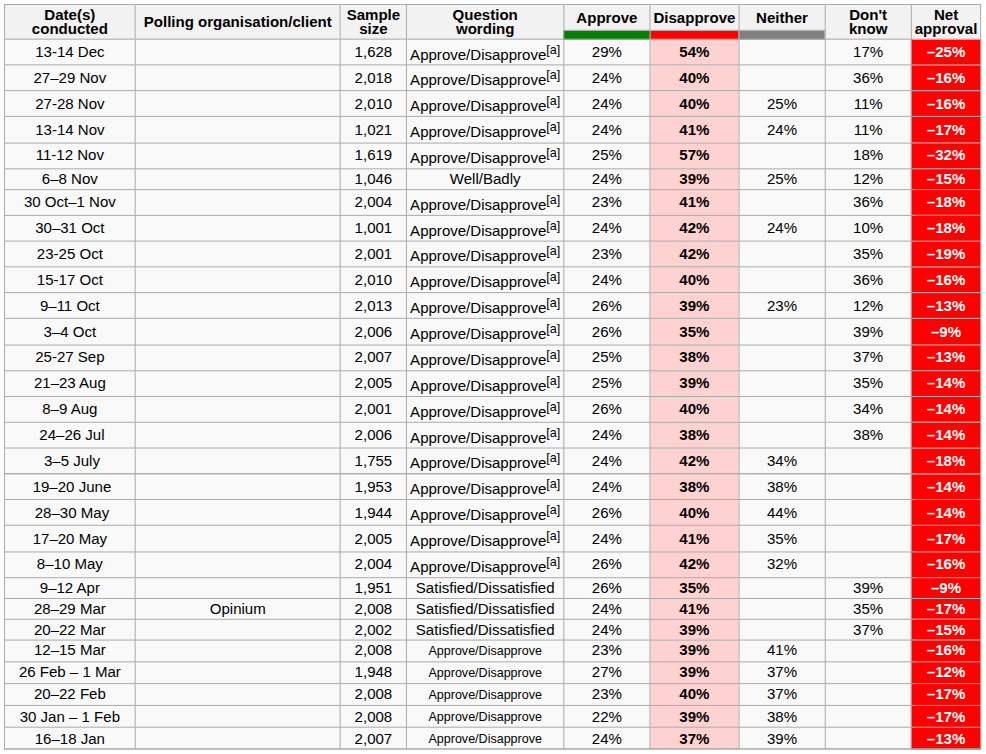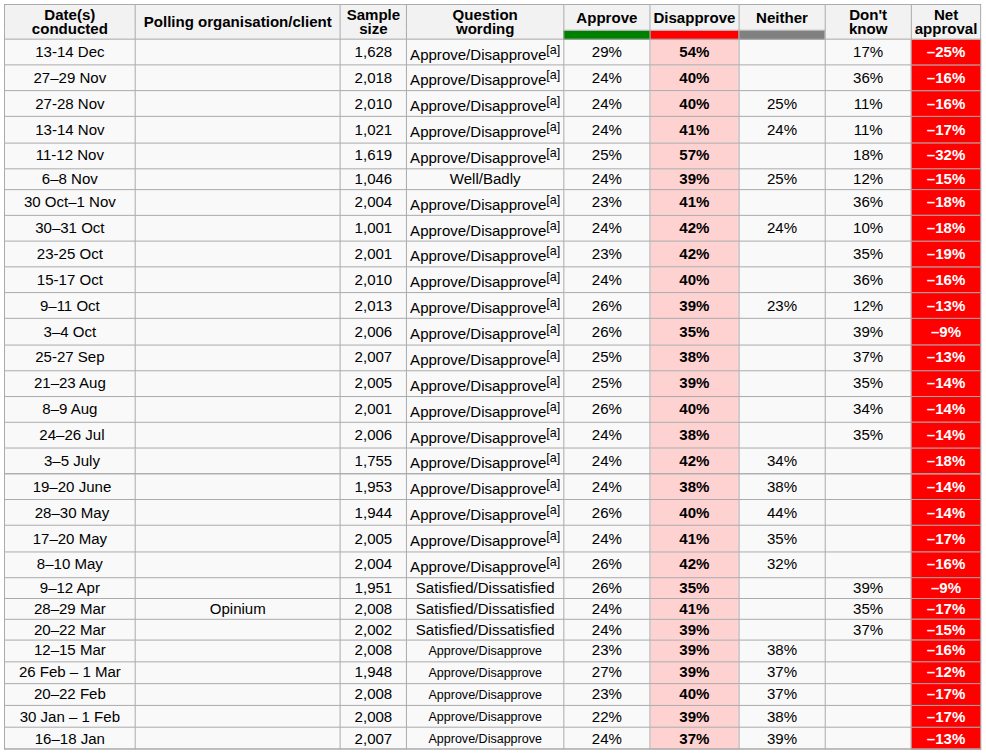(868, 435) 38% -> (868, 435) 35%
(782, 651) 41% -> (782, 651) 38%
